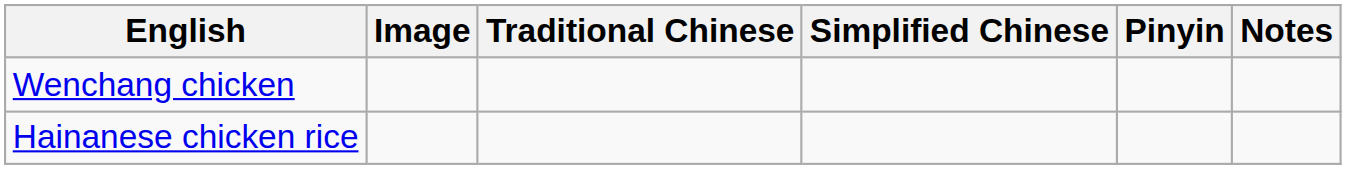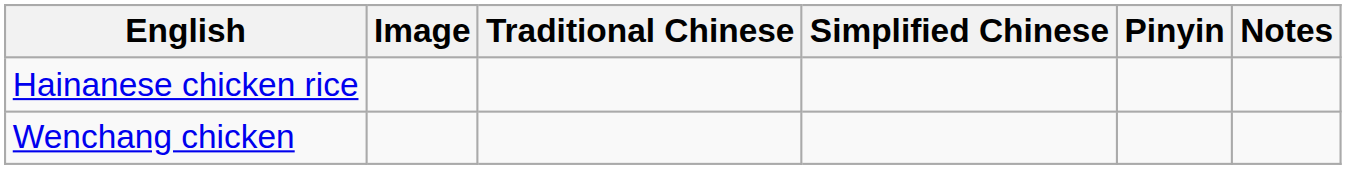rows swapped: (186, 137) <-> (154, 84)
